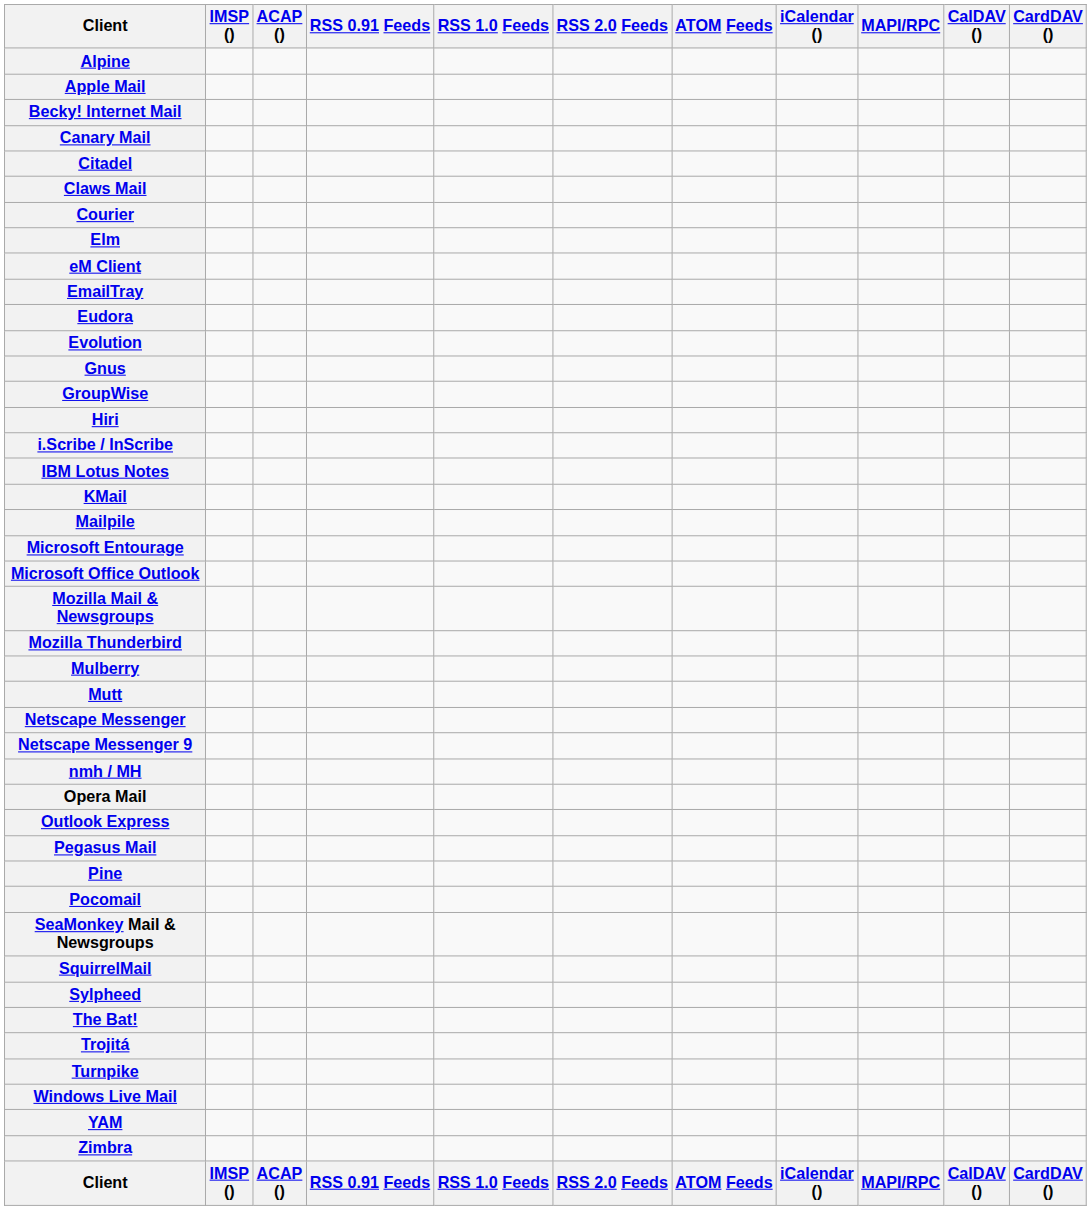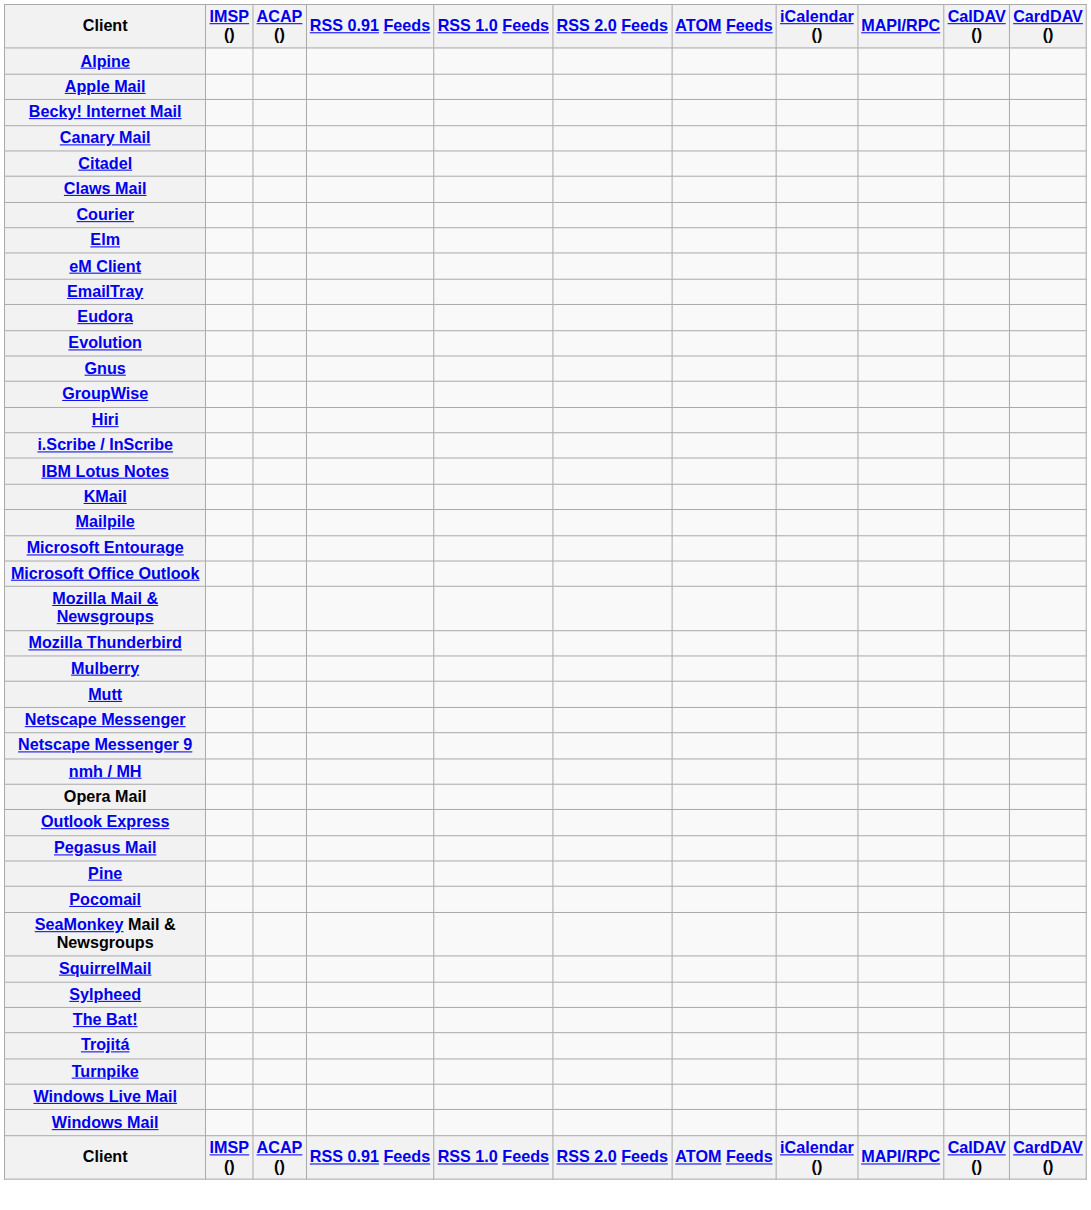+ row: (105, 1122)
- row: (105, 1122)
- row: (105, 1148)
